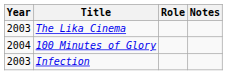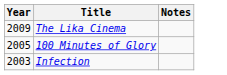- column: (173, 13)
(19, 29) 2003 -> (19, 29) 2009
(19, 45) 2004 -> (19, 45) 2005
